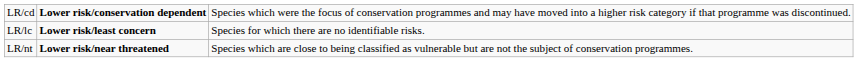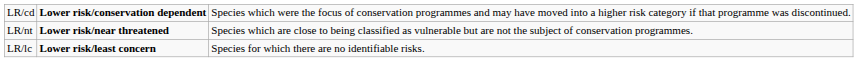rows swapped: (20, 48) <-> (19, 30)
